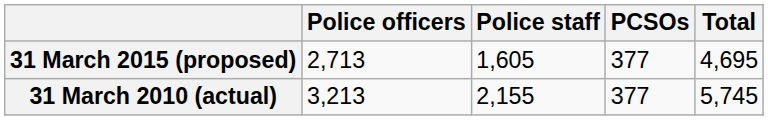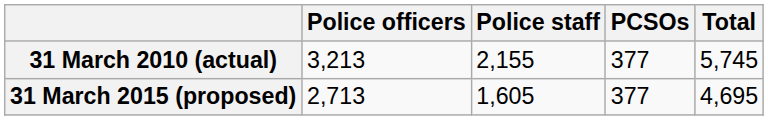rows swapped: (153, 96) <-> (153, 59)
